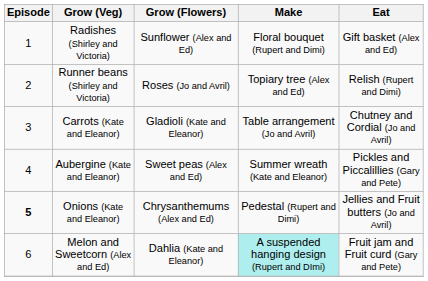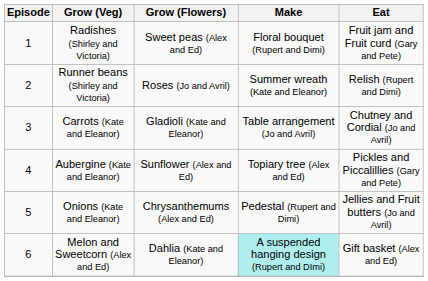(186, 43) Sunflower (Alex and Ed) -> (186, 43) Sweet peas (Alex and Ed)
(381, 43) Gift basket (Alex and Ed) -> (381, 43) Fruit jam and Fruit curd (Gary and Pete)
(289, 85) Topiary tree (Alex and Ed) -> (289, 85) Summer wreath (Kate and Eleanor)
(186, 170) Sweet peas (Alex and Ed) -> (186, 170) Sunflower (Alex and Ed)
(289, 170) Summer wreath (Kate and Eleanor) -> (289, 170) Topiary tree (Alex and Ed)
(28, 212) bold -> (28, 212) normal
(381, 254) Fruit jam and Fruit curd (Gary and Pete) -> (381, 254) Gift basket (Alex and Ed)
